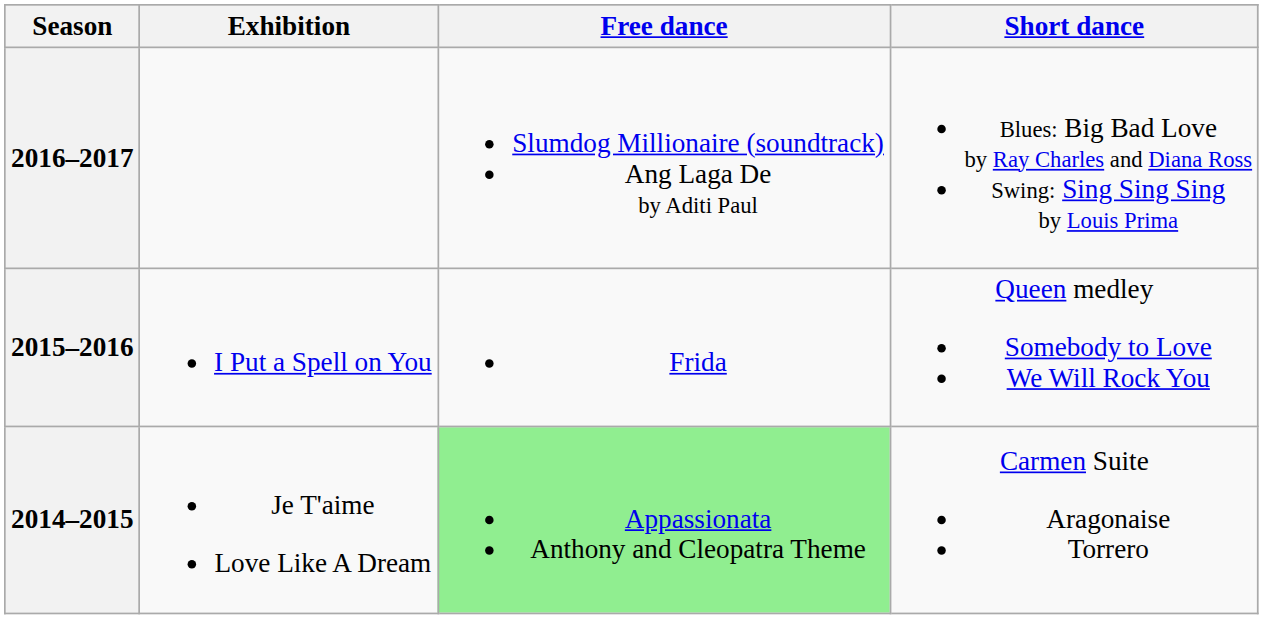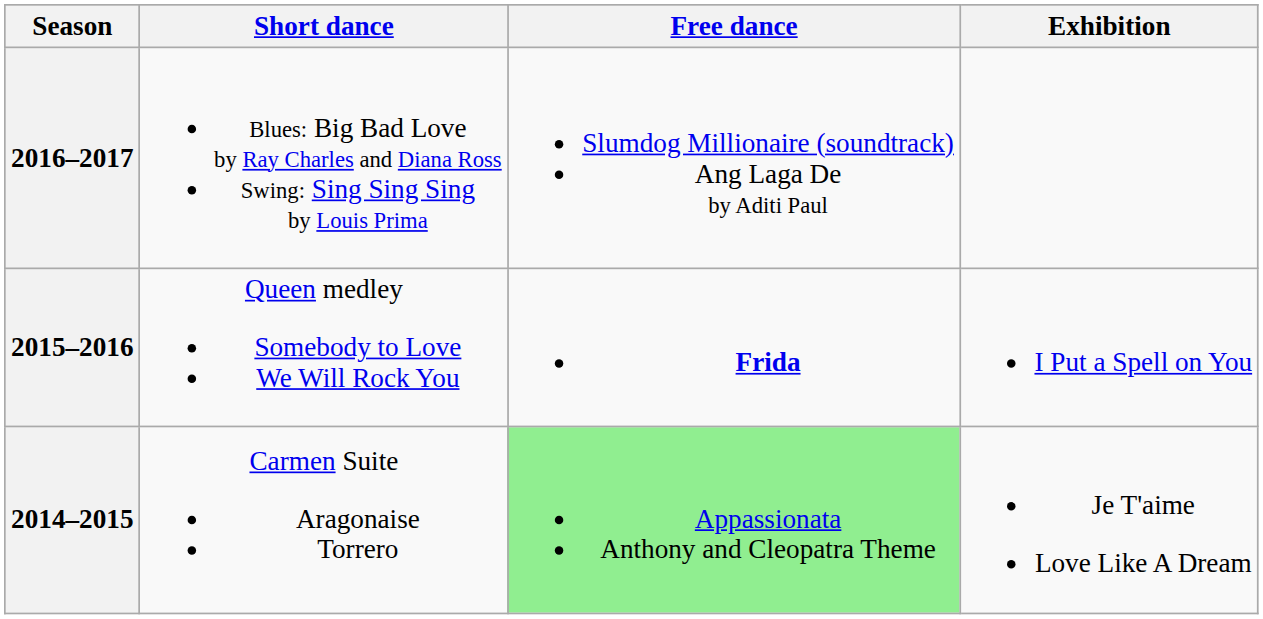columns swapped: (1074, 26) <-> (289, 26)
(664, 363) normal -> (734, 363) bold
